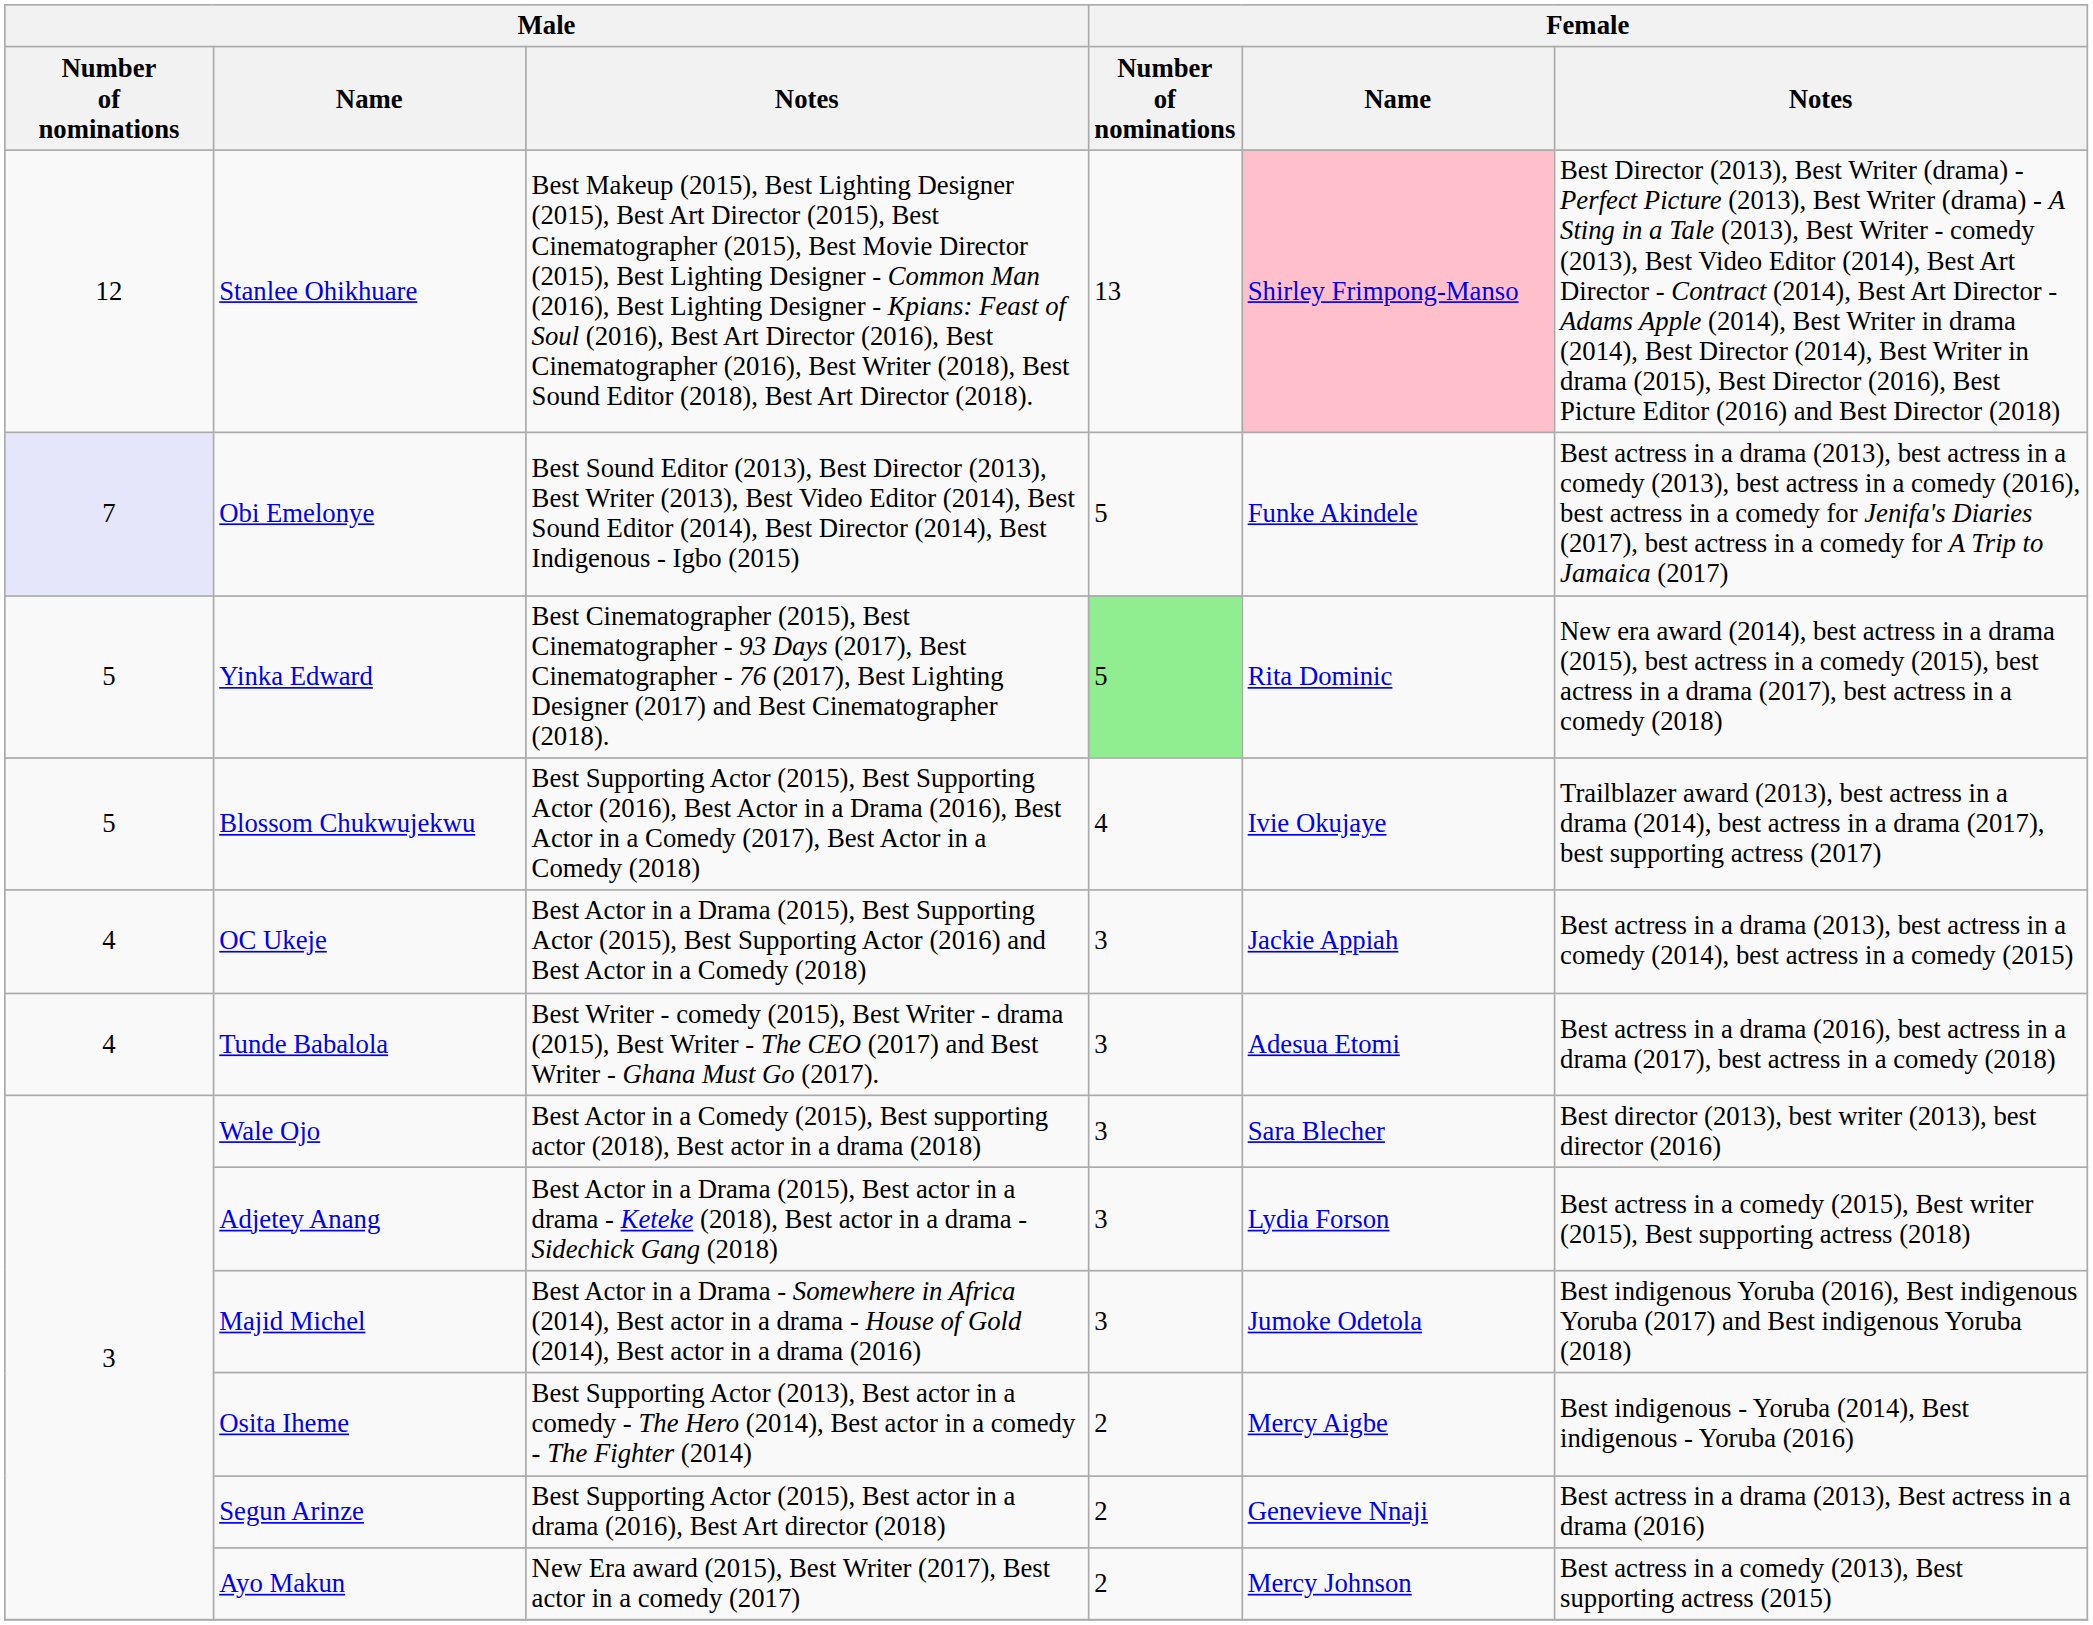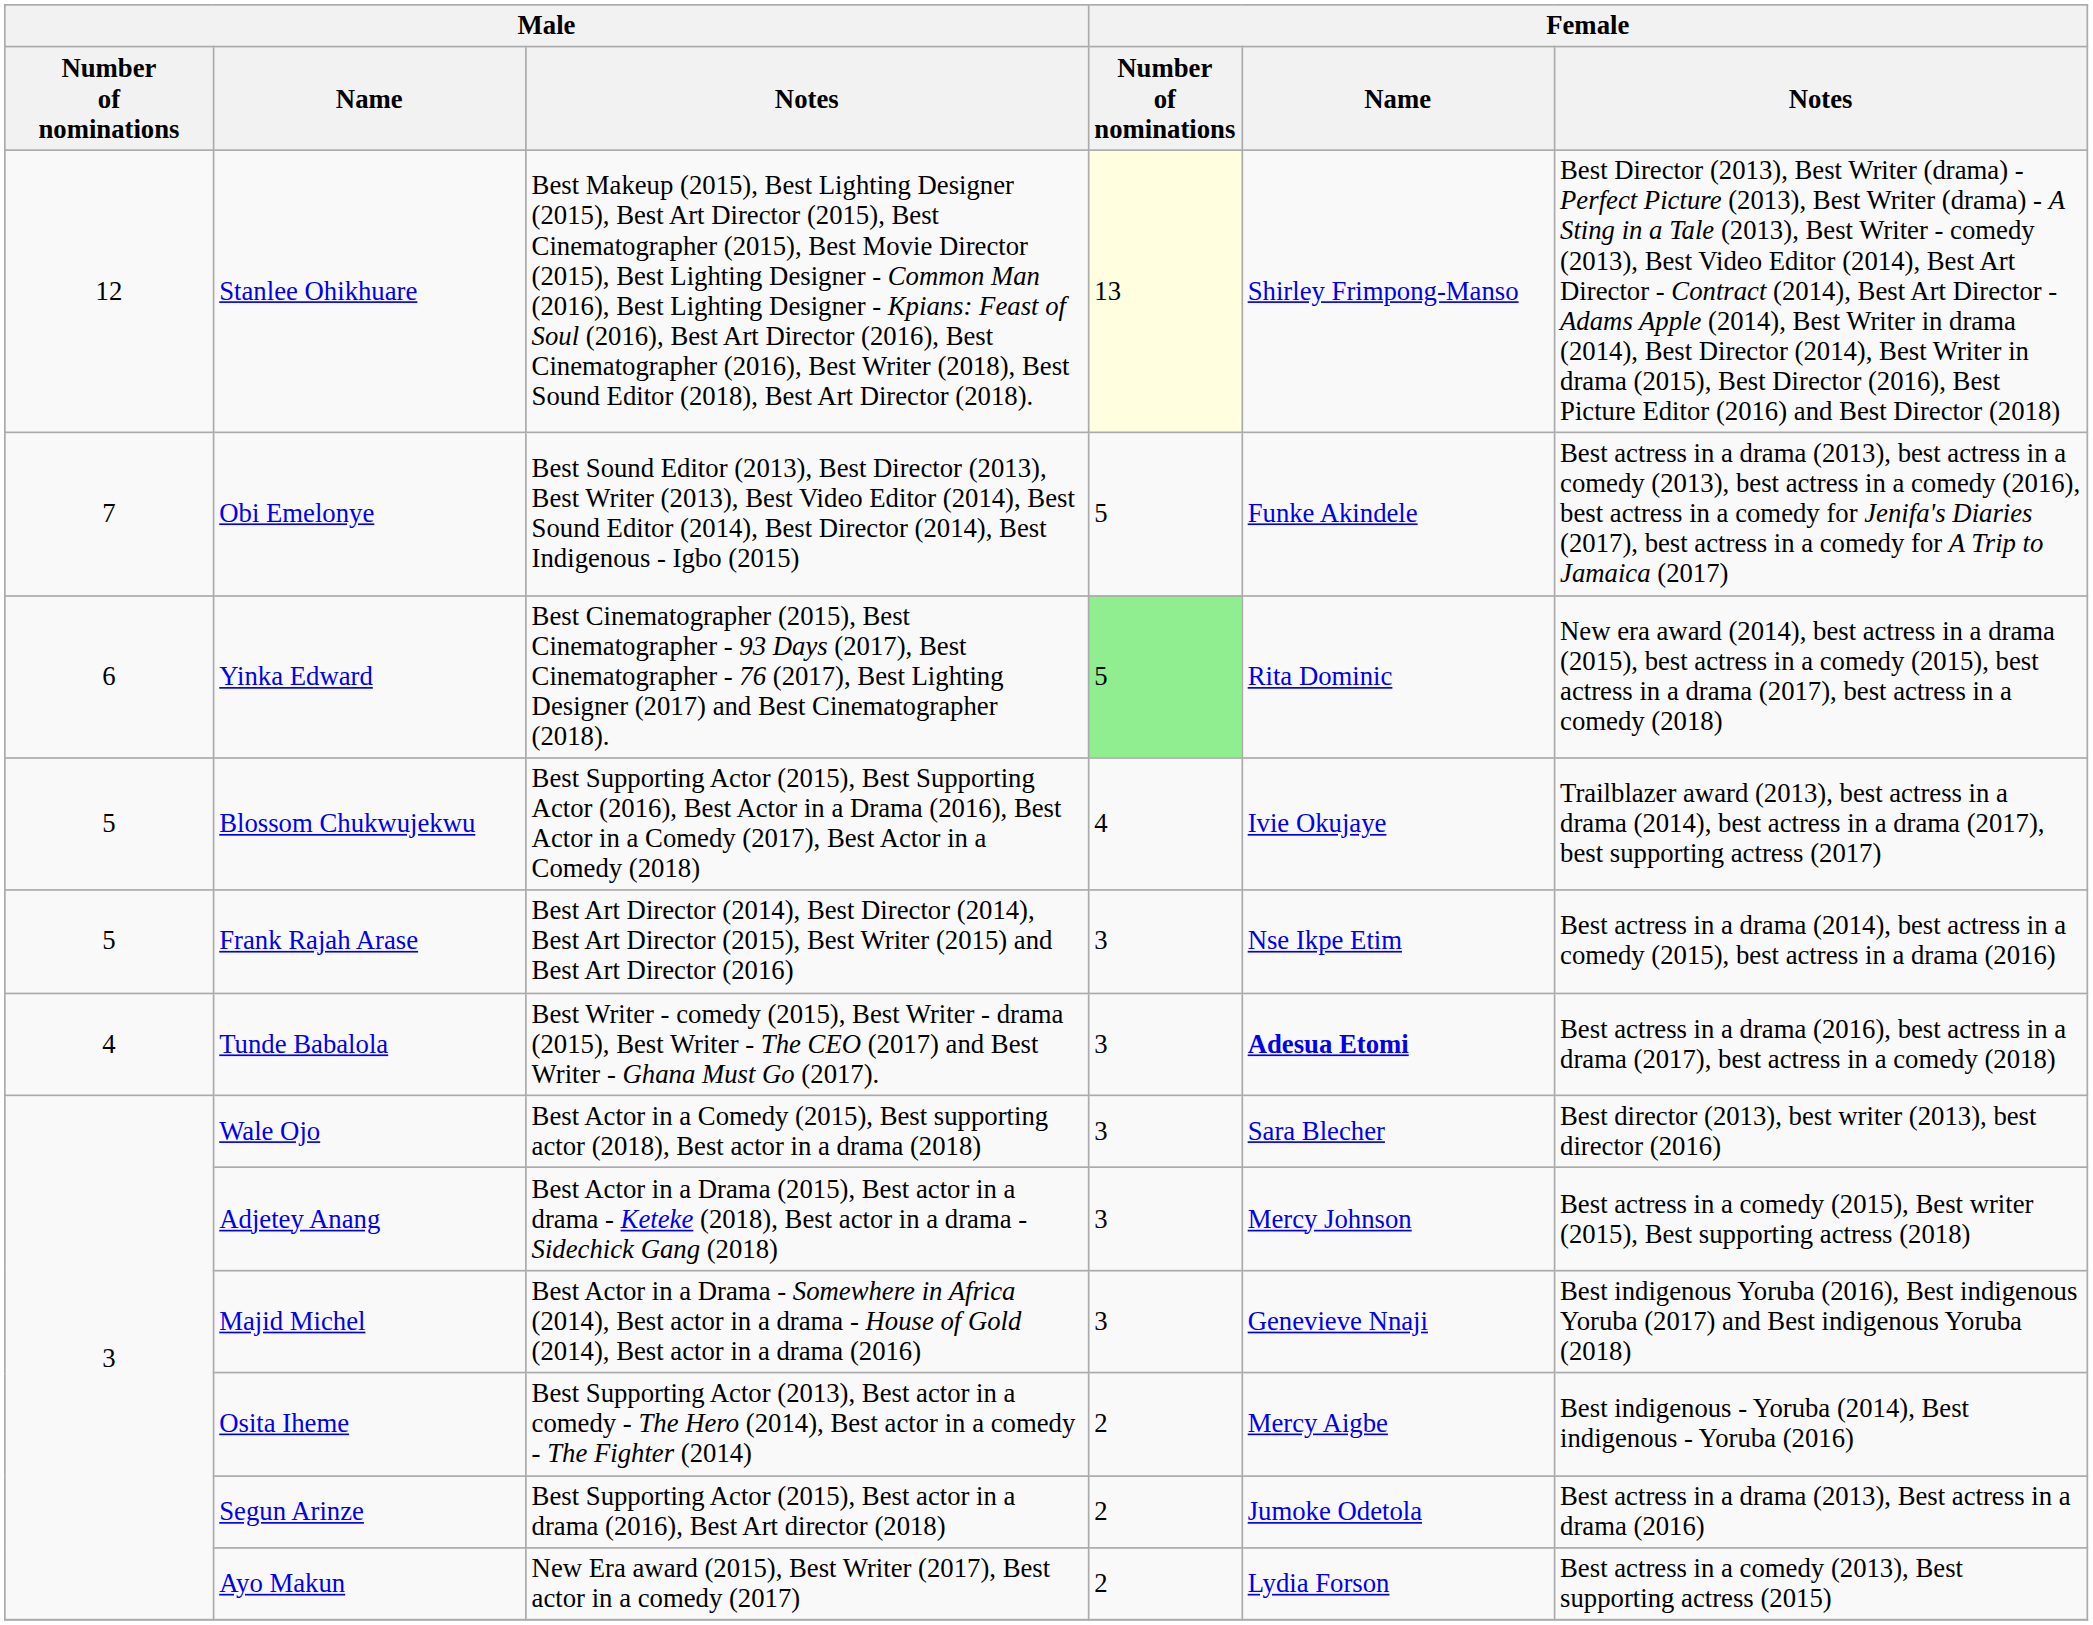(1108, 290) no background -> (1108, 290) lightyellow background
(1383, 290) pink background -> (1383, 290) no background
(109, 513) lavender background -> (109, 513) no background
(109, 676) 5 -> (109, 676) 6
+ row: (319, 941)
- row: (273, 941)
(1324, 1043) normal -> (1328, 1043) bold
(1319, 1218) Lydia Forson -> (1330, 1218) Mercy Johnson
(1335, 1321) Jumoke Odetola -> (1338, 1321) Genevieve Nnaji
(1338, 1511) Genevieve Nnaji -> (1335, 1511) Jumoke Odetola
(1330, 1583) Mercy Johnson -> (1319, 1583) Lydia Forson
